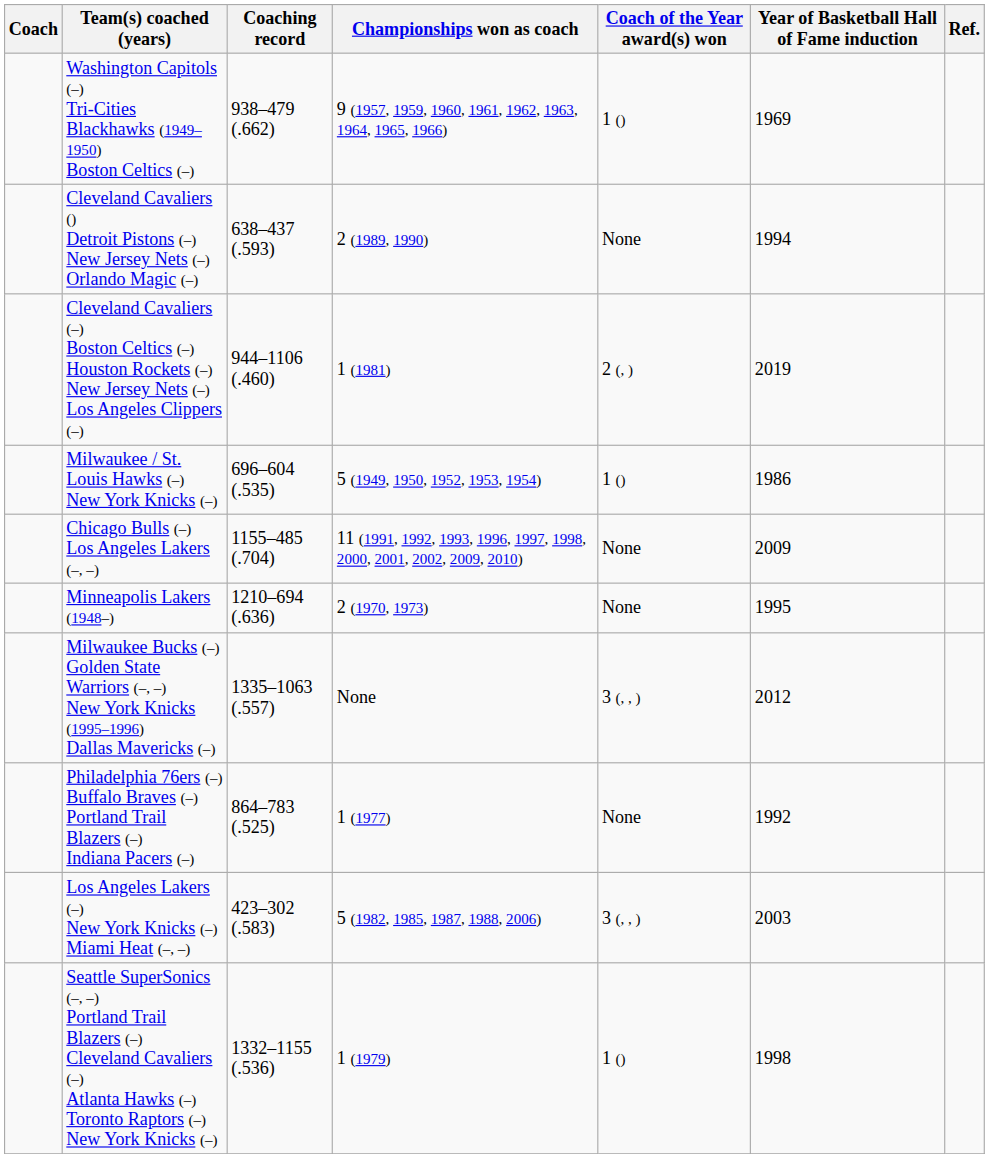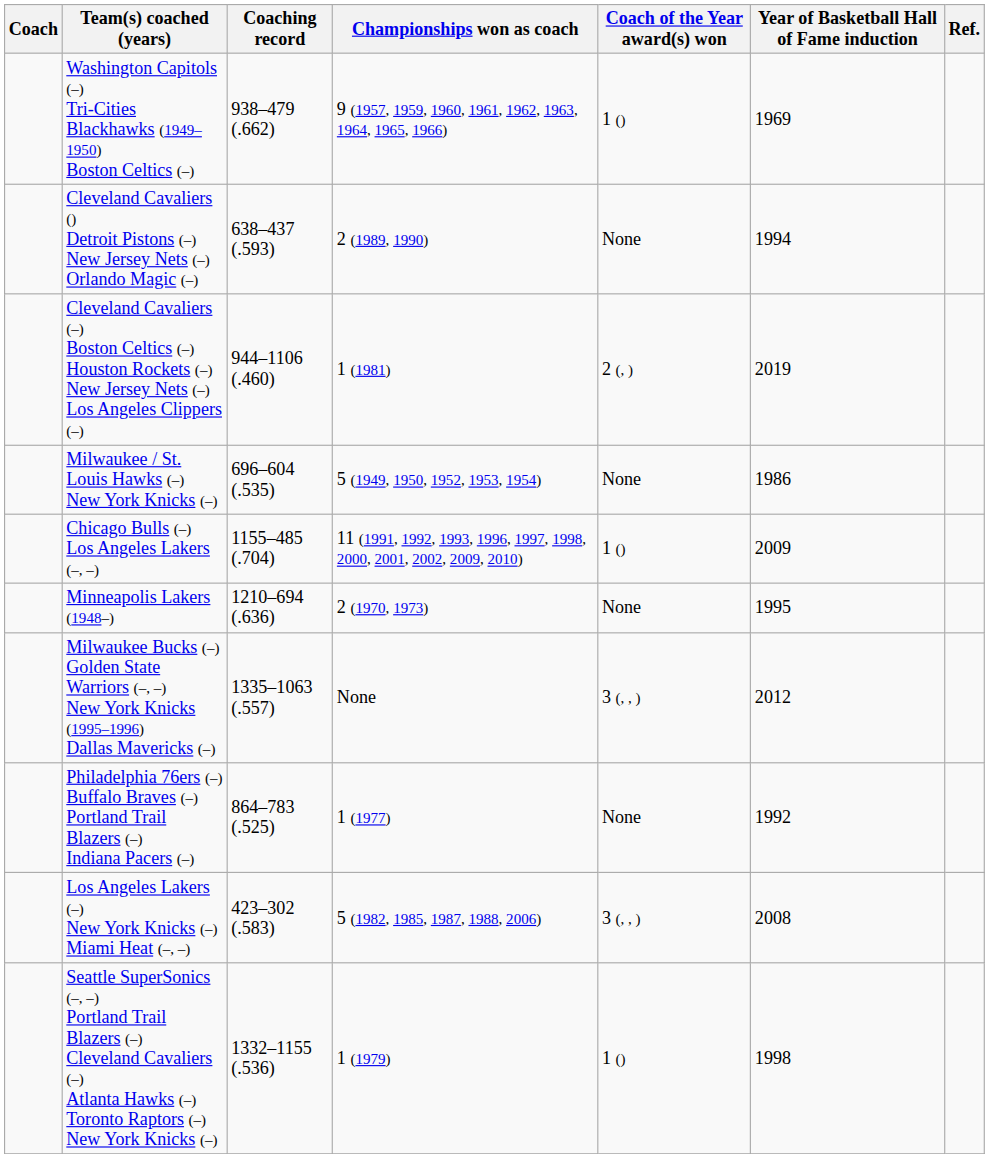(614, 479) 1 () -> (622, 479) None
(622, 548) None -> (614, 548) 1 ()
(773, 917) 2003 -> (773, 917) 2008
